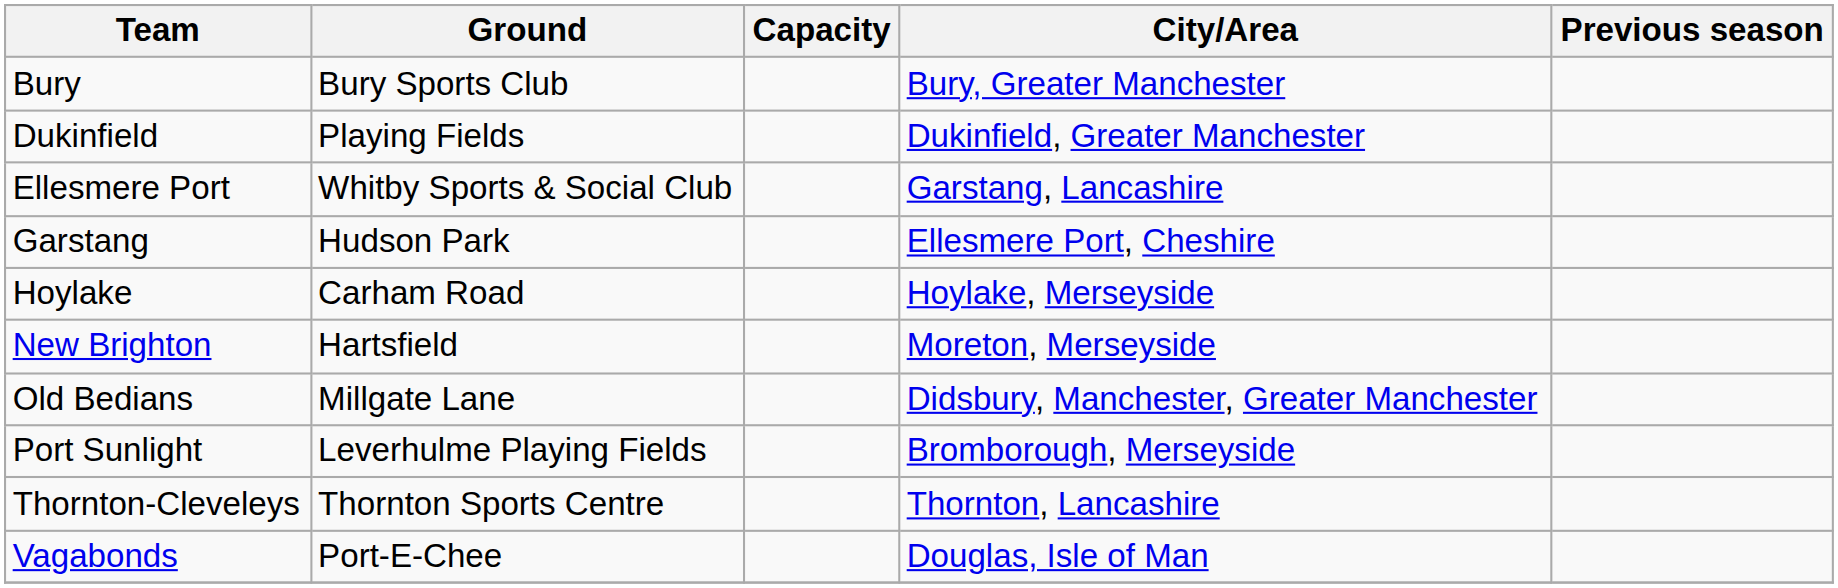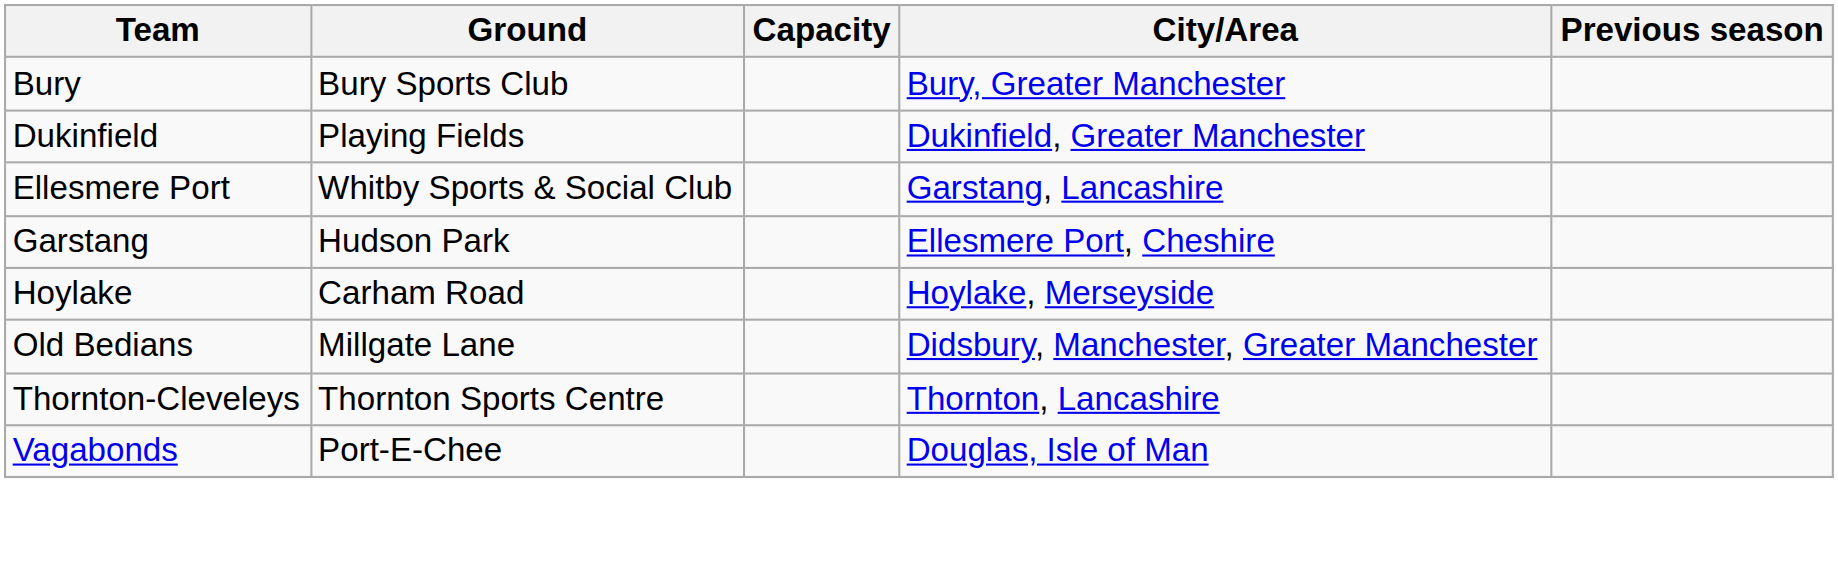- row: (112, 345)
- row: (107, 450)
